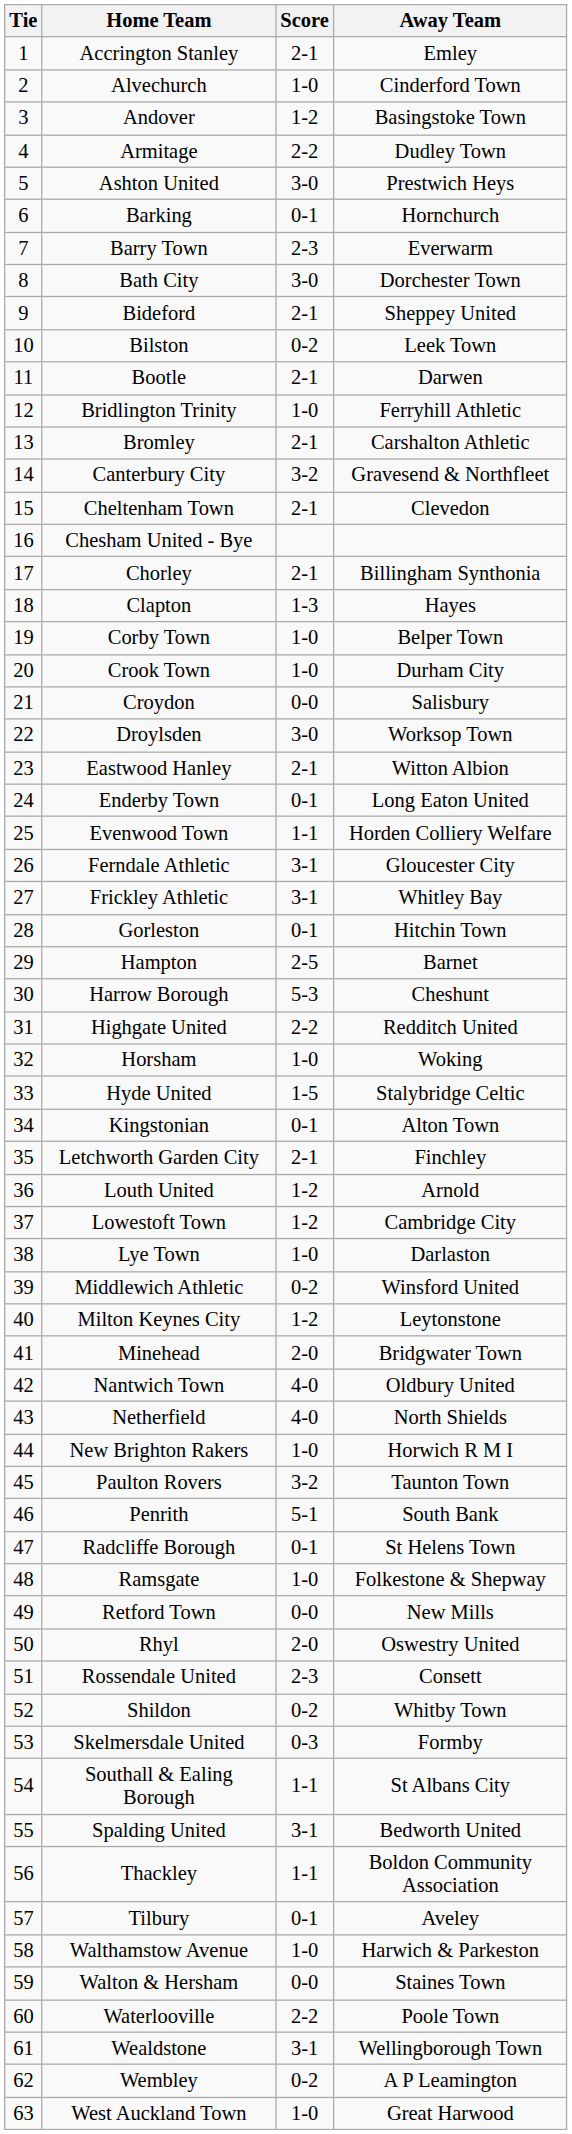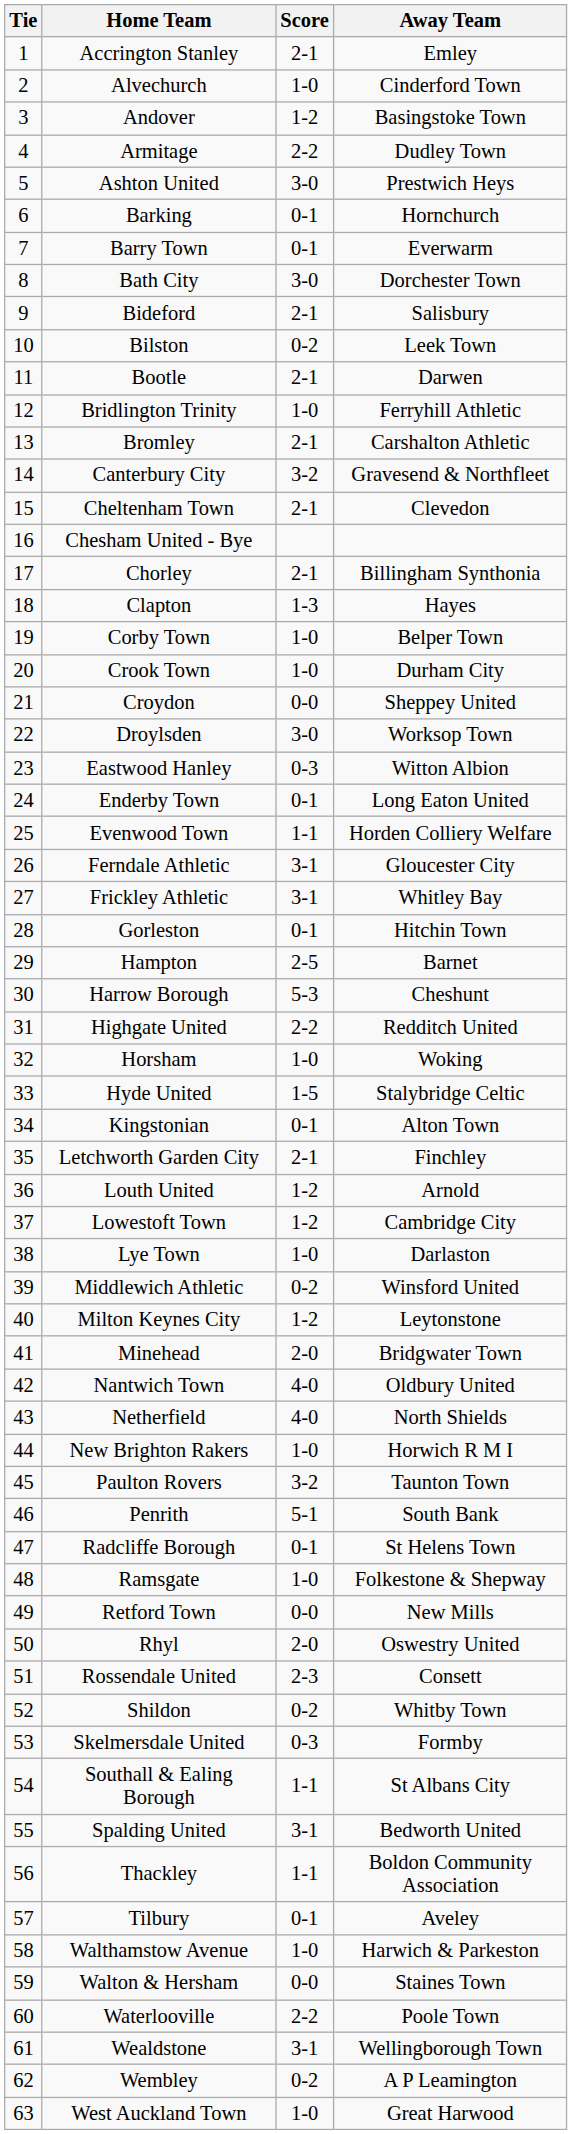(305, 248) 2-3 -> (305, 248) 0-1
(450, 313) Sheppey United -> (450, 313) Salisbury
(450, 702) Salisbury -> (450, 702) Sheppey United
(305, 767) 2-1 -> (305, 767) 0-3
